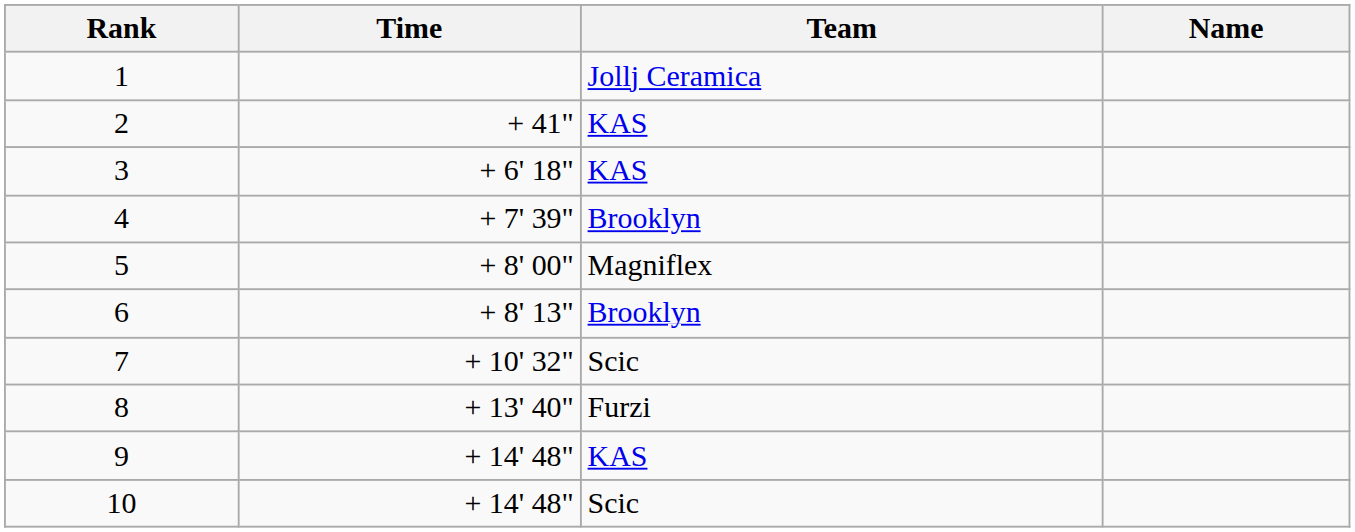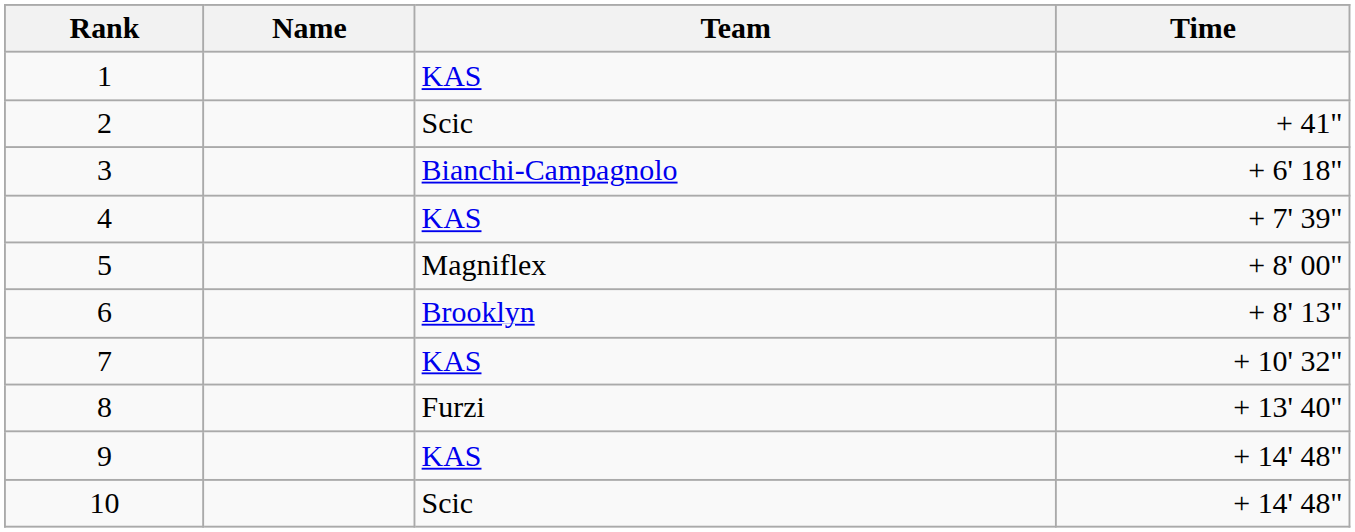columns swapped: (1226, 28) <-> (409, 28)
(674, 75) Jollj Ceramica -> (452, 75) KAS
(618, 123) KAS -> (447, 123) Scic
(618, 170) KAS -> (550, 170) Bianchi-Campagnolo
(644, 218) Brooklyn -> (452, 218) KAS
(613, 360) Scic -> (452, 360) KAS
